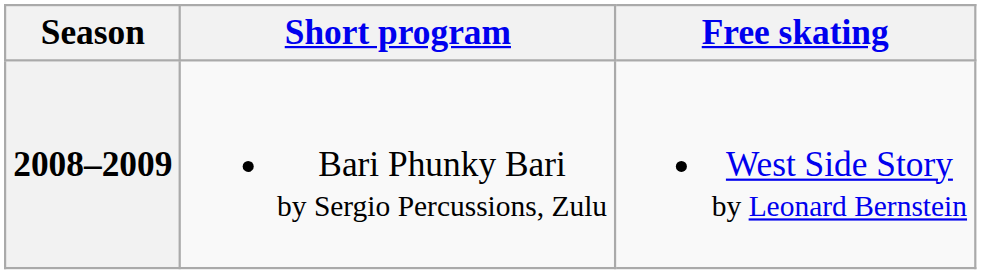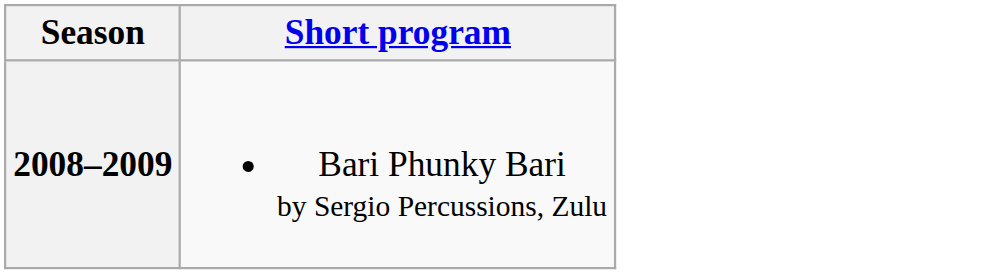- column: (795, 32)
